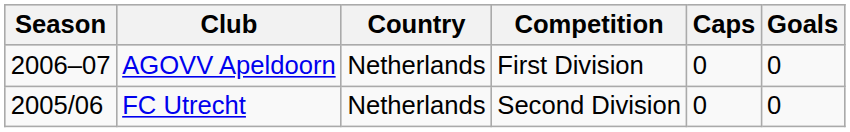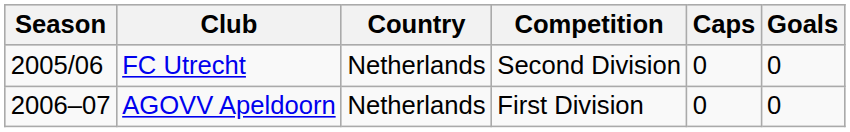rows swapped: (184, 106) <-> (229, 65)
